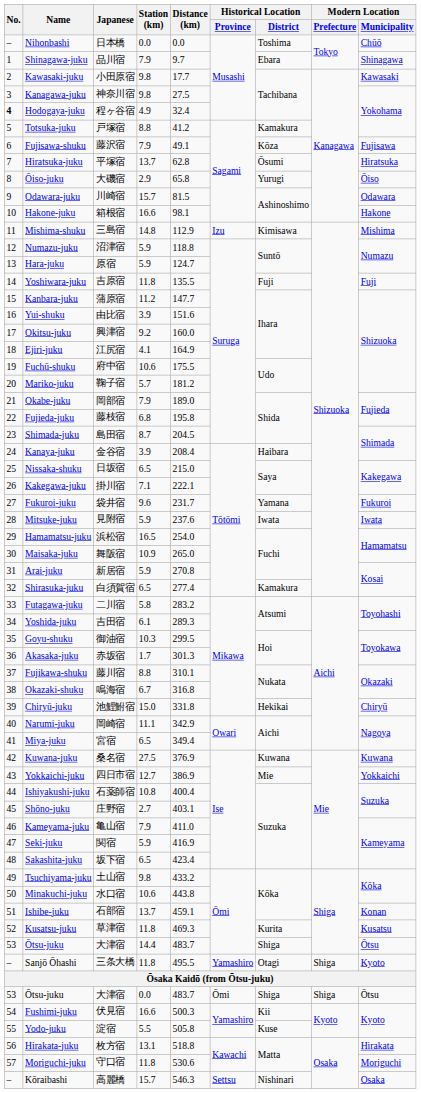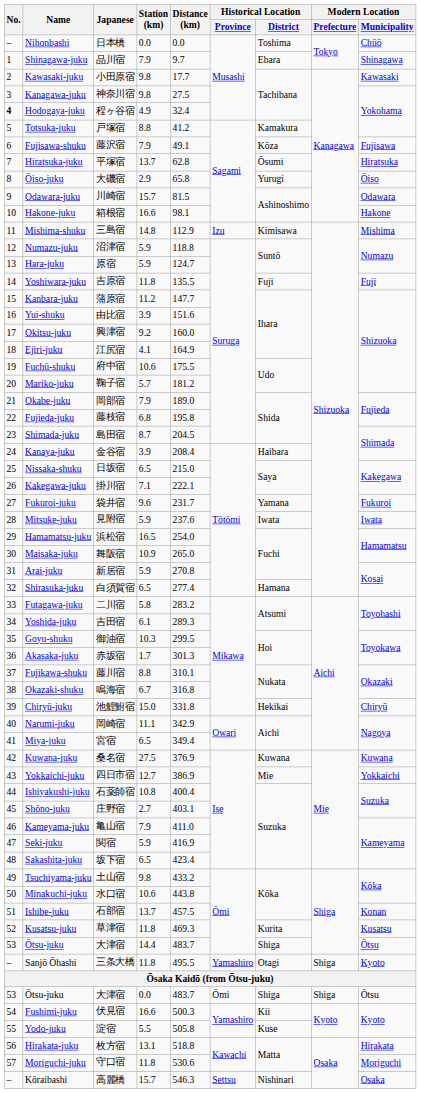(278, 588) Kamakura -> (274, 588) Hamana
(183, 911) 459.1 -> (183, 911) 457.5
